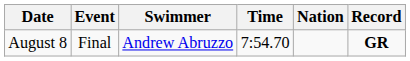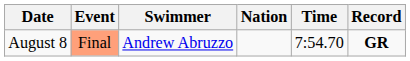columns swapped: (320, 17) <-> (265, 17)
(95, 42) no background -> (95, 42) lightsalmon background
